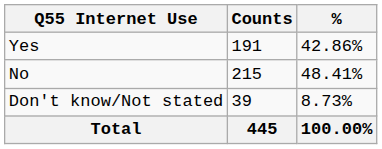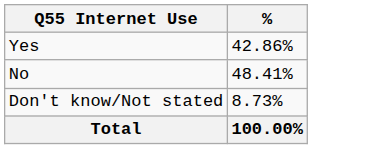- column: (262, 19)
